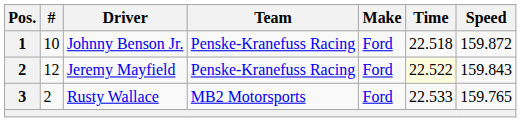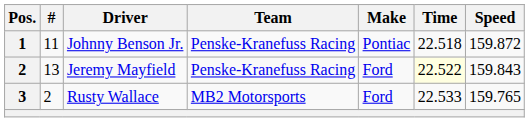(52, 44) 10 -> (51, 44) 11
(378, 44) Ford -> (386, 44) Pontiac
(52, 70) 12 -> (52, 70) 13
